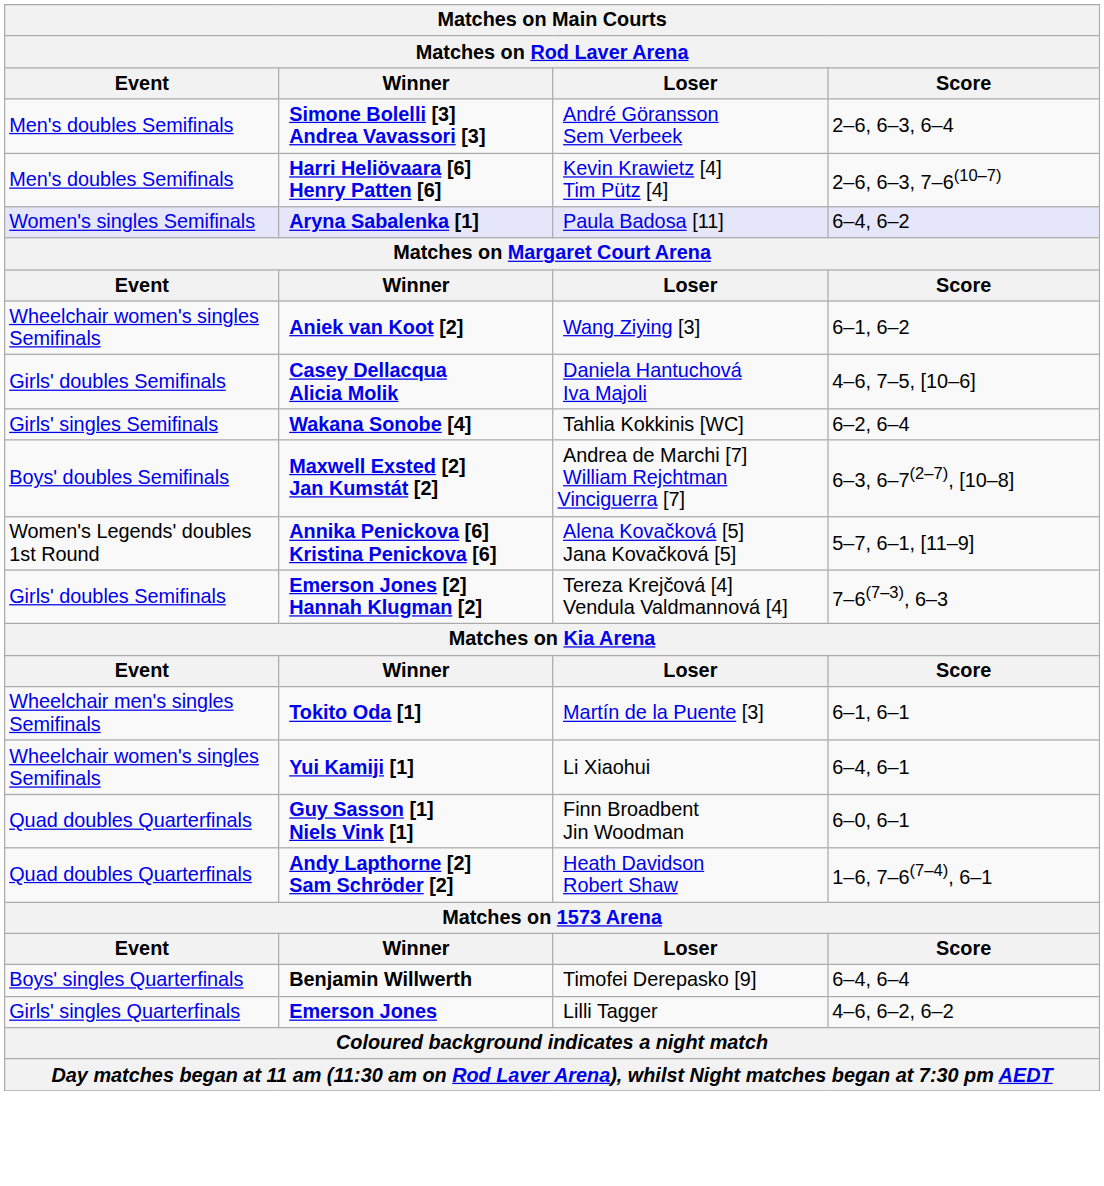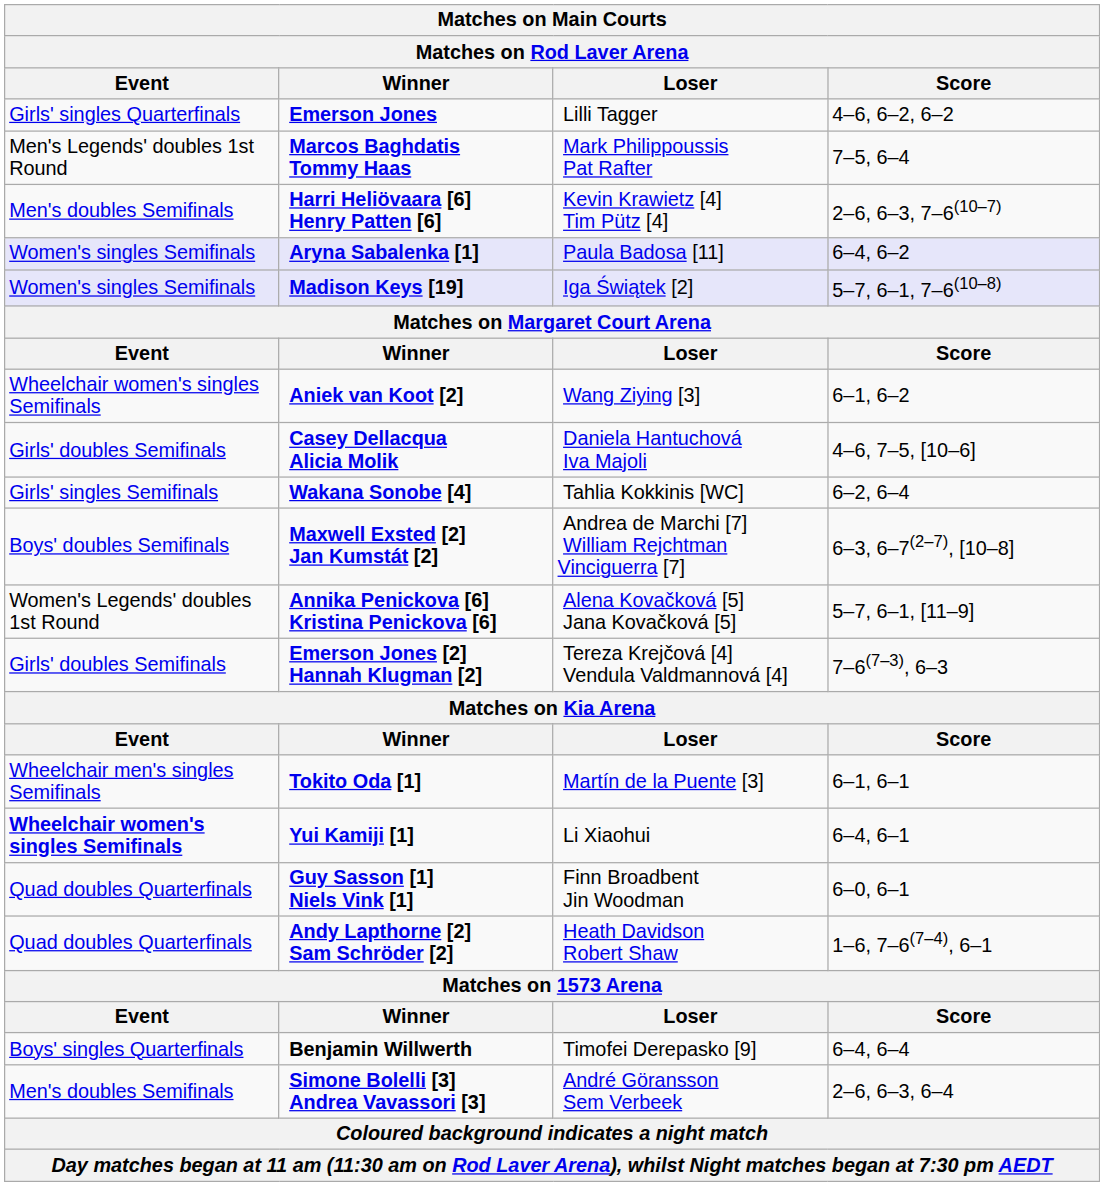rows swapped: (385, 125) <-> (360, 1011)
+ row: (372, 157)
+ row: (374, 287)
(134, 767) normal -> (107, 835) bold
